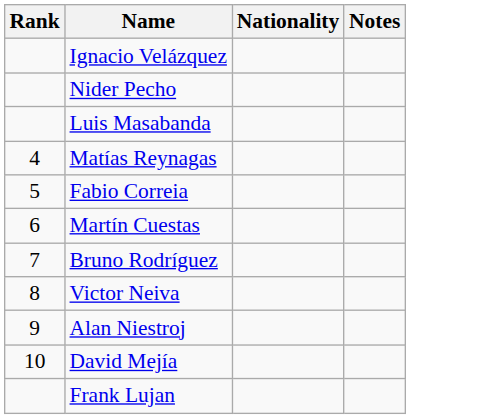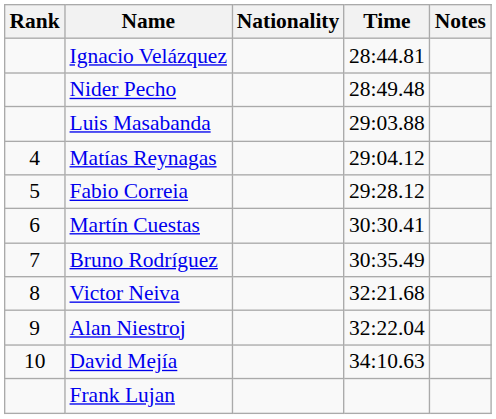+ column: (387, 21)
